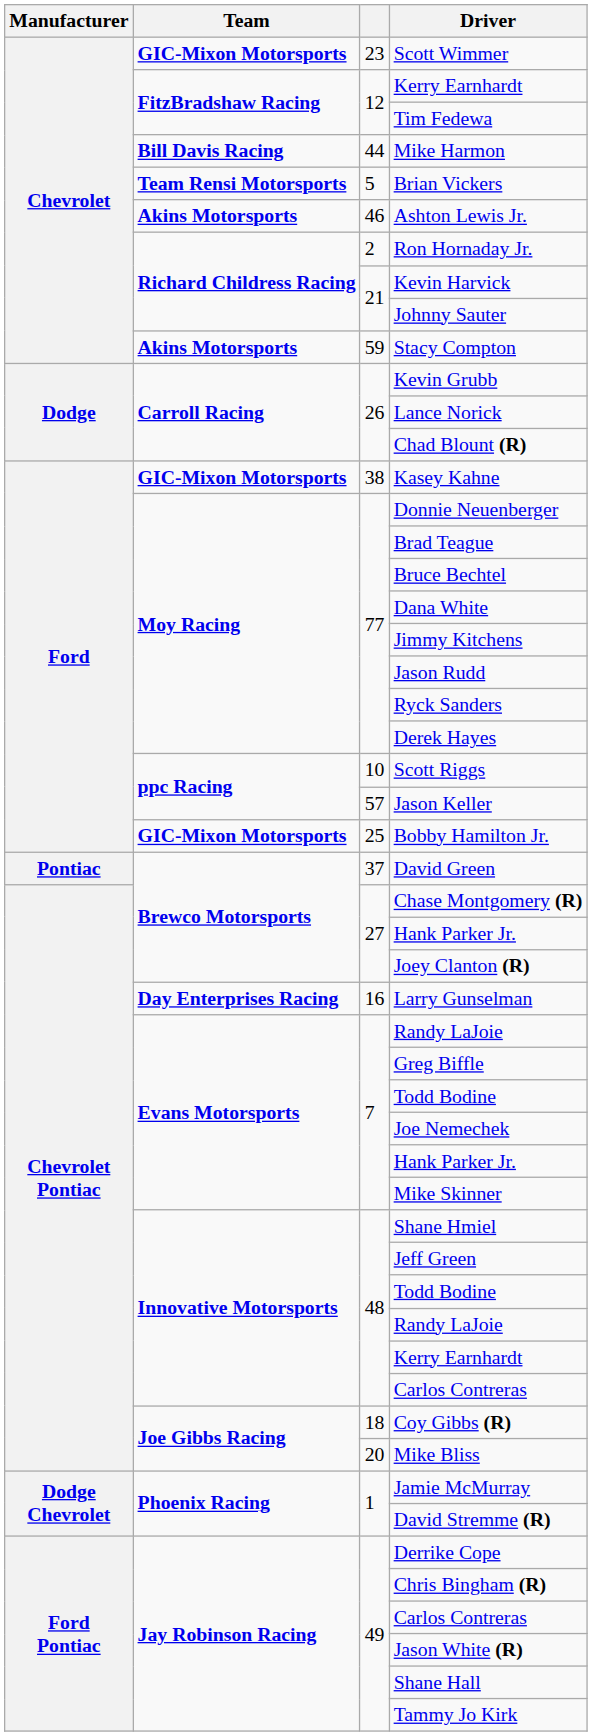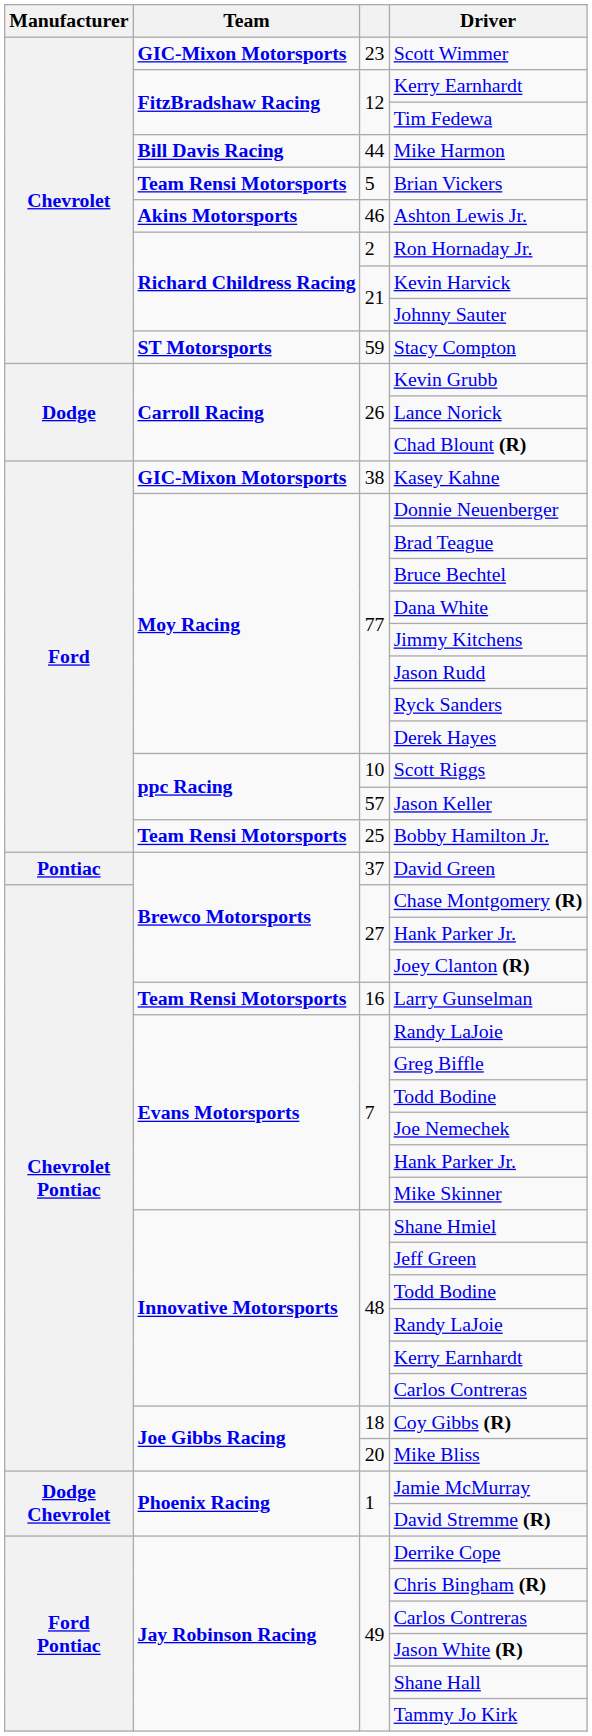(217, 346) Akins Motorsports -> (205, 346) ST Motorsports
(242, 835) GIC-Mixon Motorsports -> (242, 835) Team Rensi Motorsports
(238, 998) Day Enterprises Racing -> (242, 998) Team Rensi Motorsports
